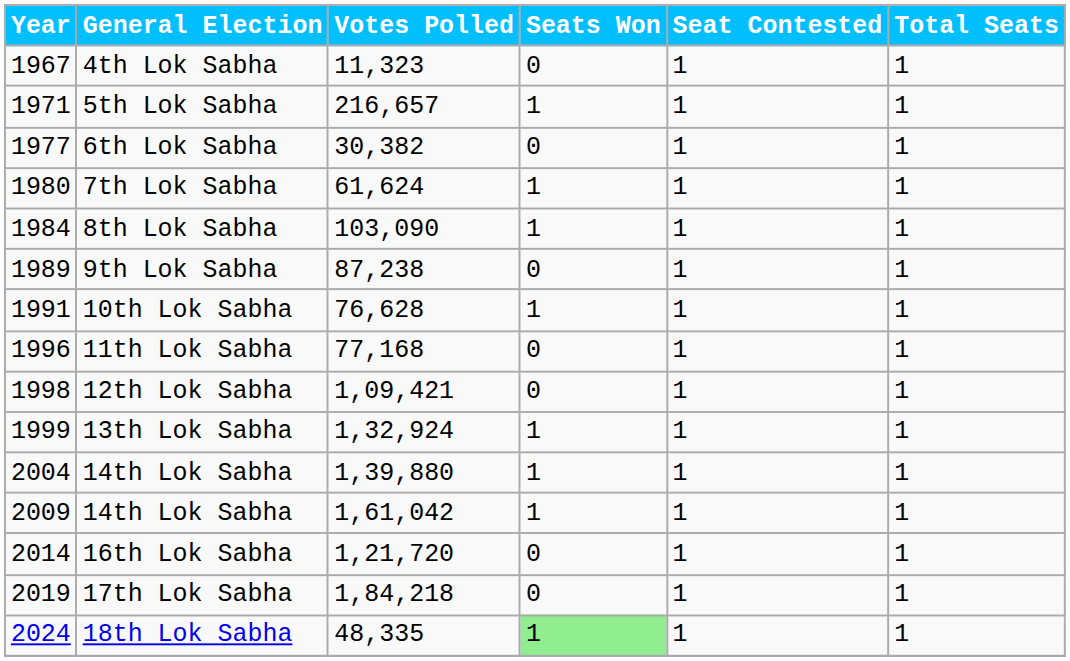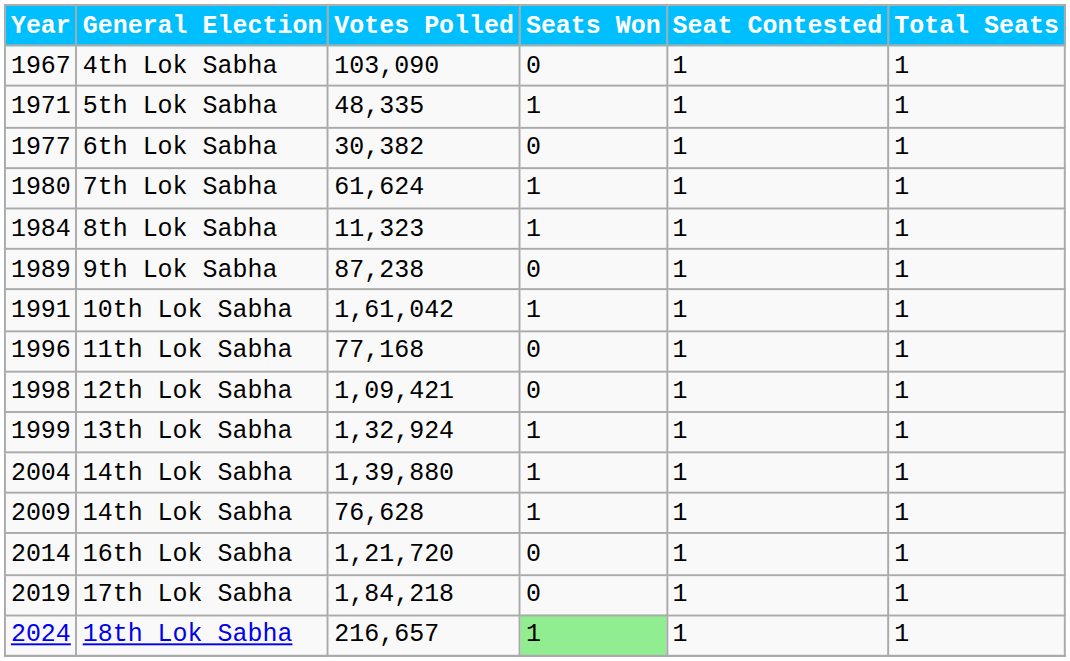(379, 66) 11,323 -> (387, 66) 103,090
(387, 107) 216,657 -> (379, 107) 48,335
(387, 229) 103,090 -> (379, 229) 11,323
(379, 310) 76,628 -> (394, 310) 1,61,042
(394, 513) 1,61,042 -> (379, 513) 76,628
(379, 635) 48,335 -> (387, 635) 216,657
